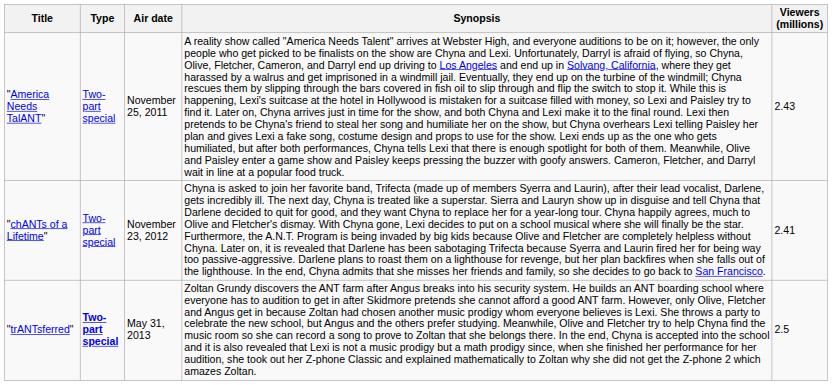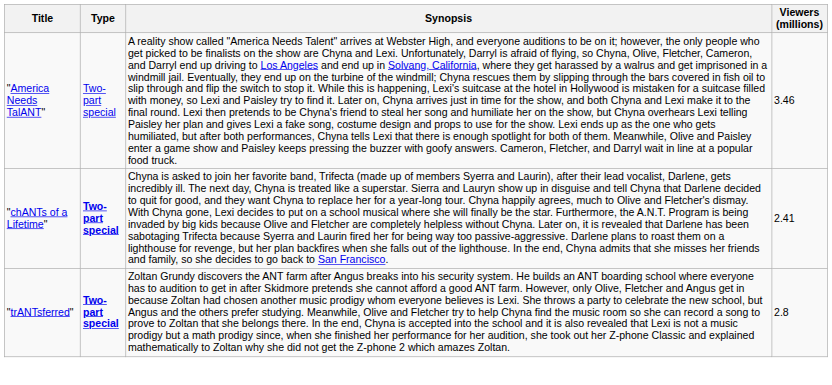- column: (153, 18)
(785, 106) 2.43 -> (784, 100) 3.46
(99, 230) normal -> (101, 218) bold
(782, 330) 2.5 -> (781, 312) 2.8
